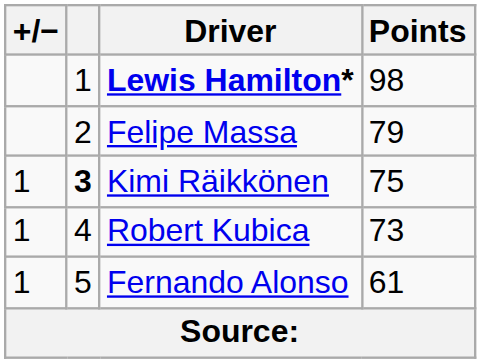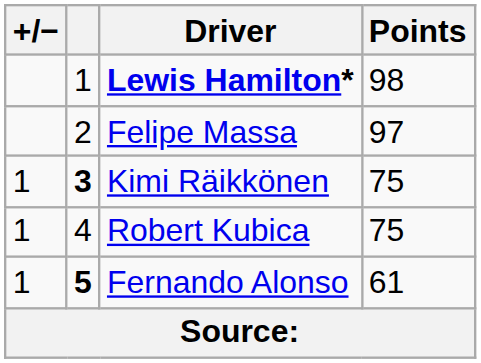(387, 131) 79 -> (387, 131) 97
(387, 231) 73 -> (387, 231) 75
(83, 282) normal -> (83, 282) bold
